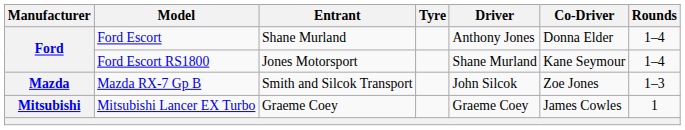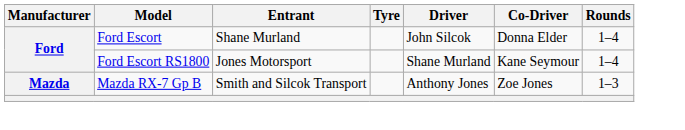(494, 38) Anthony Jones -> (439, 38) John Silcok
(485, 83) John Silcok -> (447, 83) Anthony Jones
- row: (176, 106)
